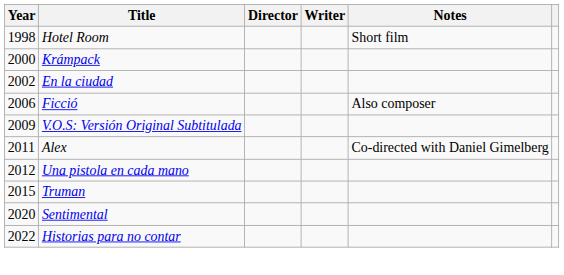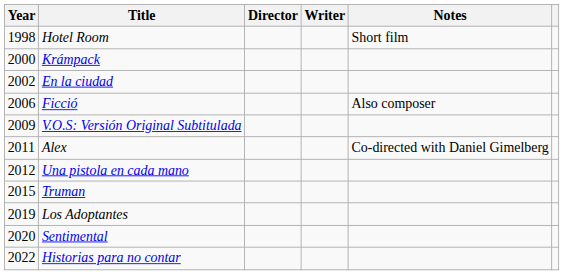+ row: (85, 214)
